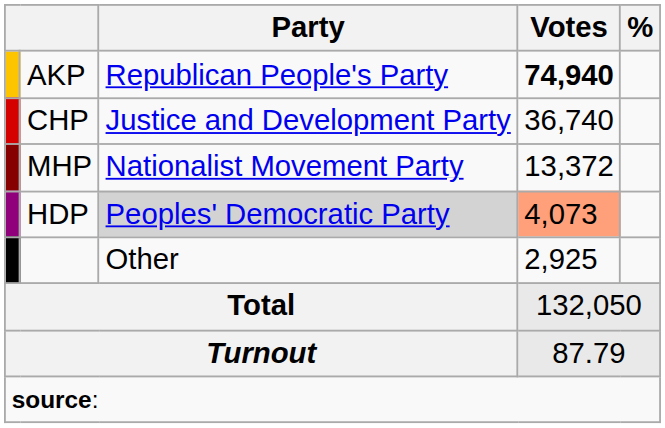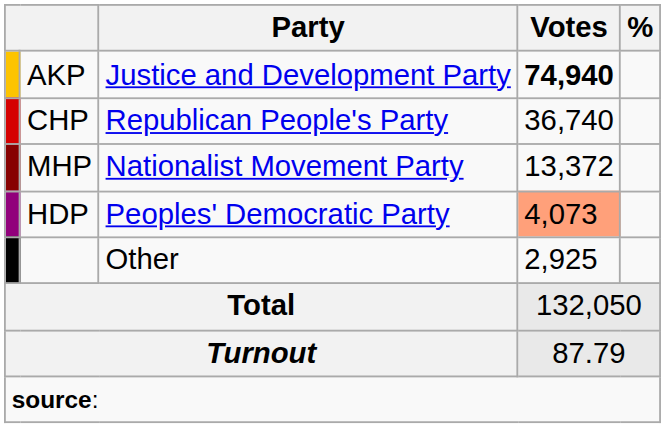(277, 74) Republican People's Party -> (308, 74) Justice and Development Party
(308, 120) Justice and Development Party -> (277, 120) Republican People's Party
(278, 213) lightgrey background -> (278, 213) no background
